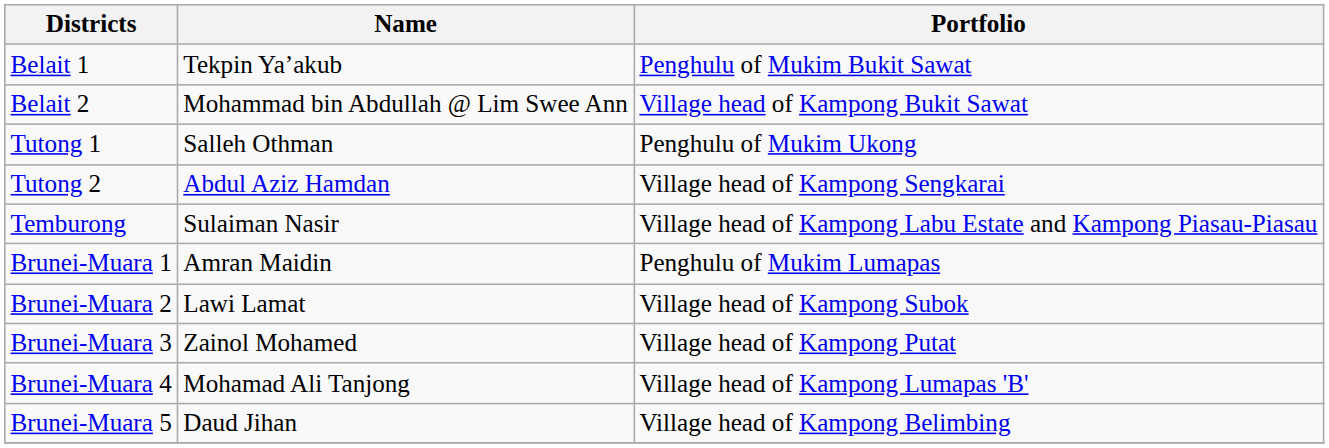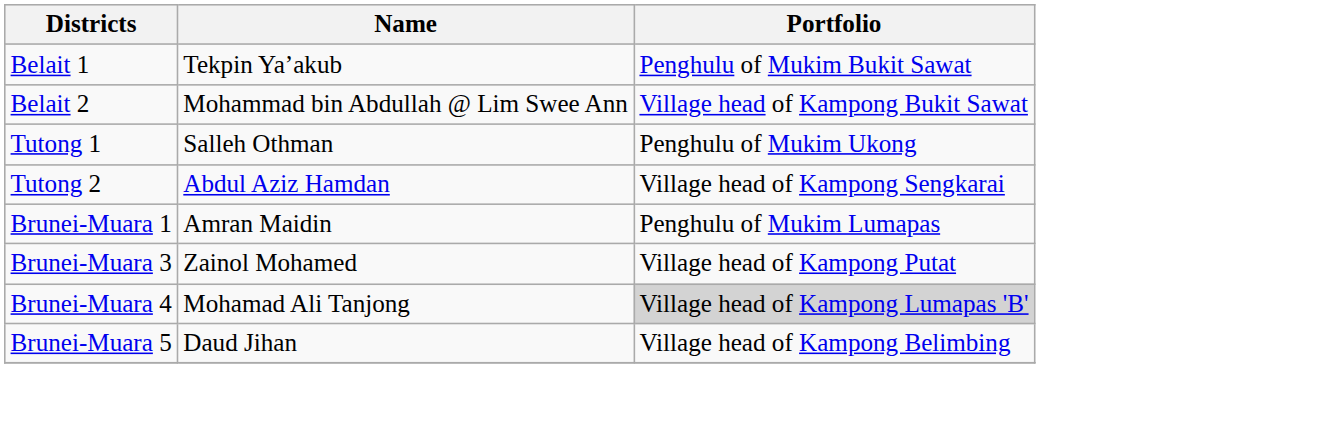- row: (68, 223)
- row: (91, 303)
(834, 382) no background -> (834, 303) lightgrey background
